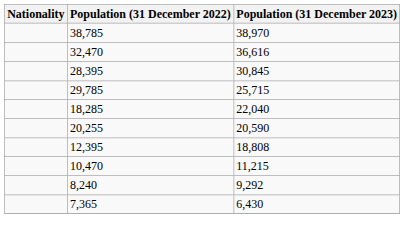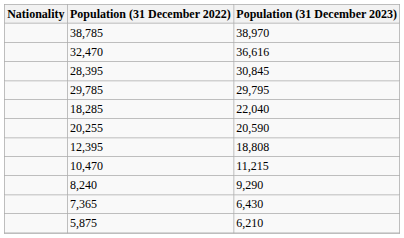(253, 90) 25,715 -> (253, 90) 29,795
(250, 185) 9,292 -> (250, 185) 9,290
+ row: (84, 223)
